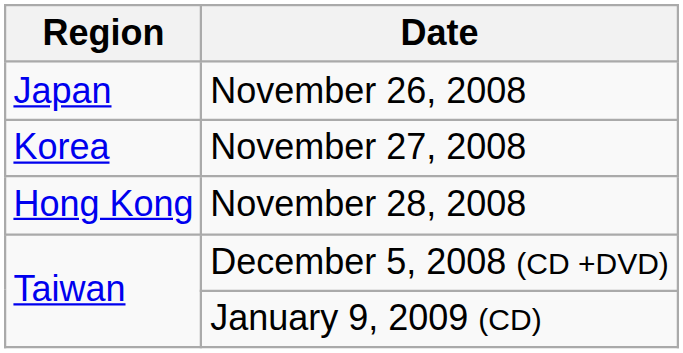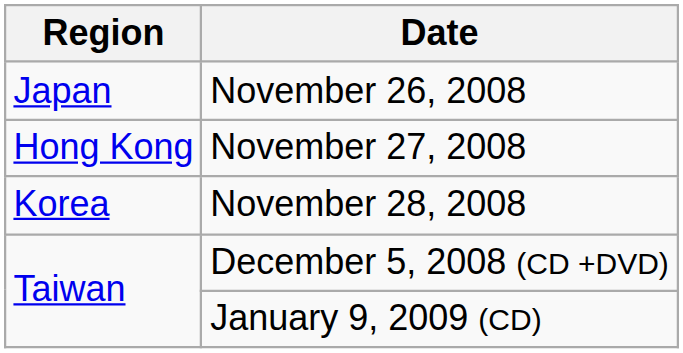(61, 147) Korea -> (103, 147) Hong Kong
(103, 204) Hong Kong -> (61, 204) Korea
